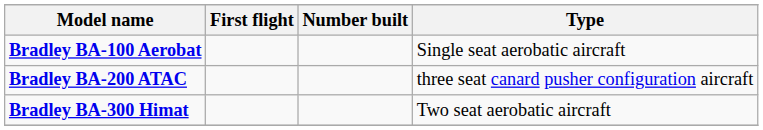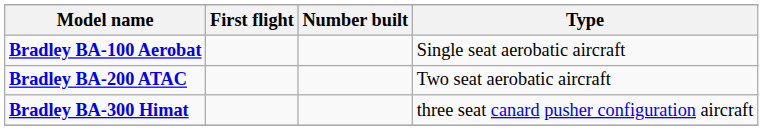(585, 80) three seat canard pusher configuration aircraft -> (514, 80) Two seat aerobatic aircraft
(514, 110) Two seat aerobatic aircraft -> (585, 110) three seat canard pusher configuration aircraft
